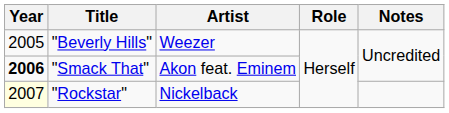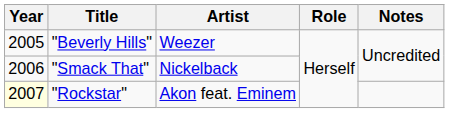(26, 68) bold -> (26, 68) normal
(228, 68) Akon feat. Eminem -> (199, 68) Nickelback
(199, 94) Nickelback -> (228, 94) Akon feat. Eminem
